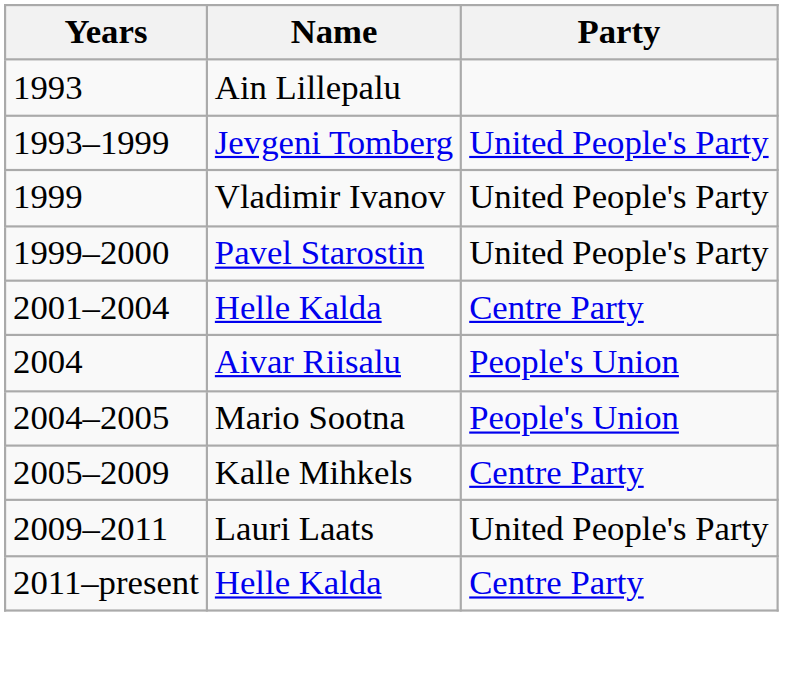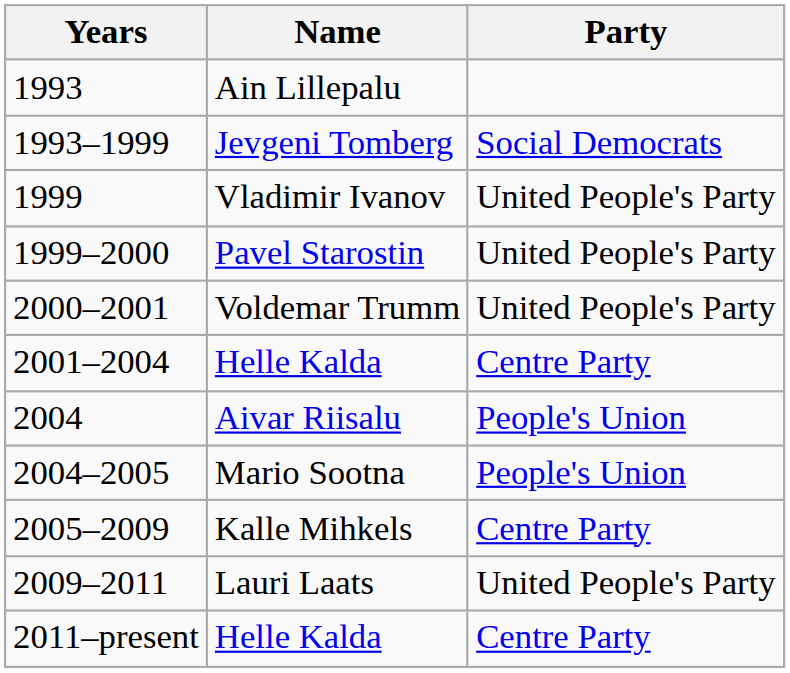(619, 142) United People's Party -> (599, 142) Social Democrats
+ row: (91, 307)
